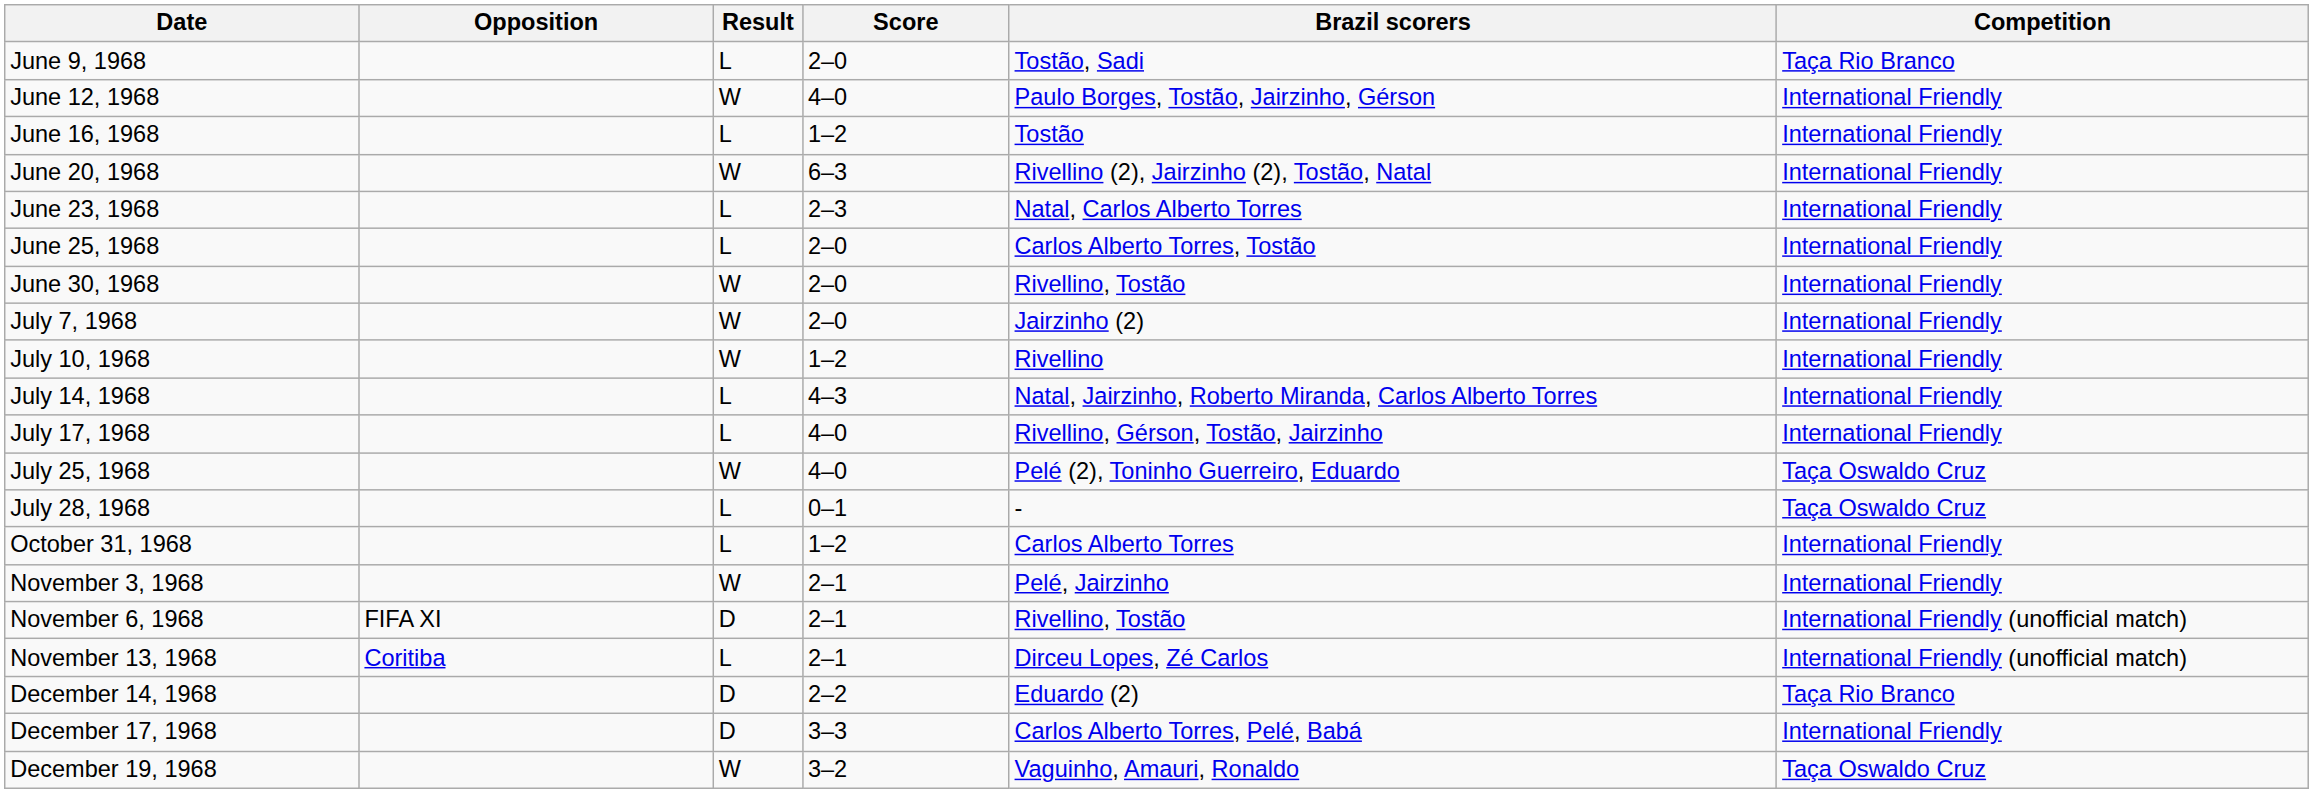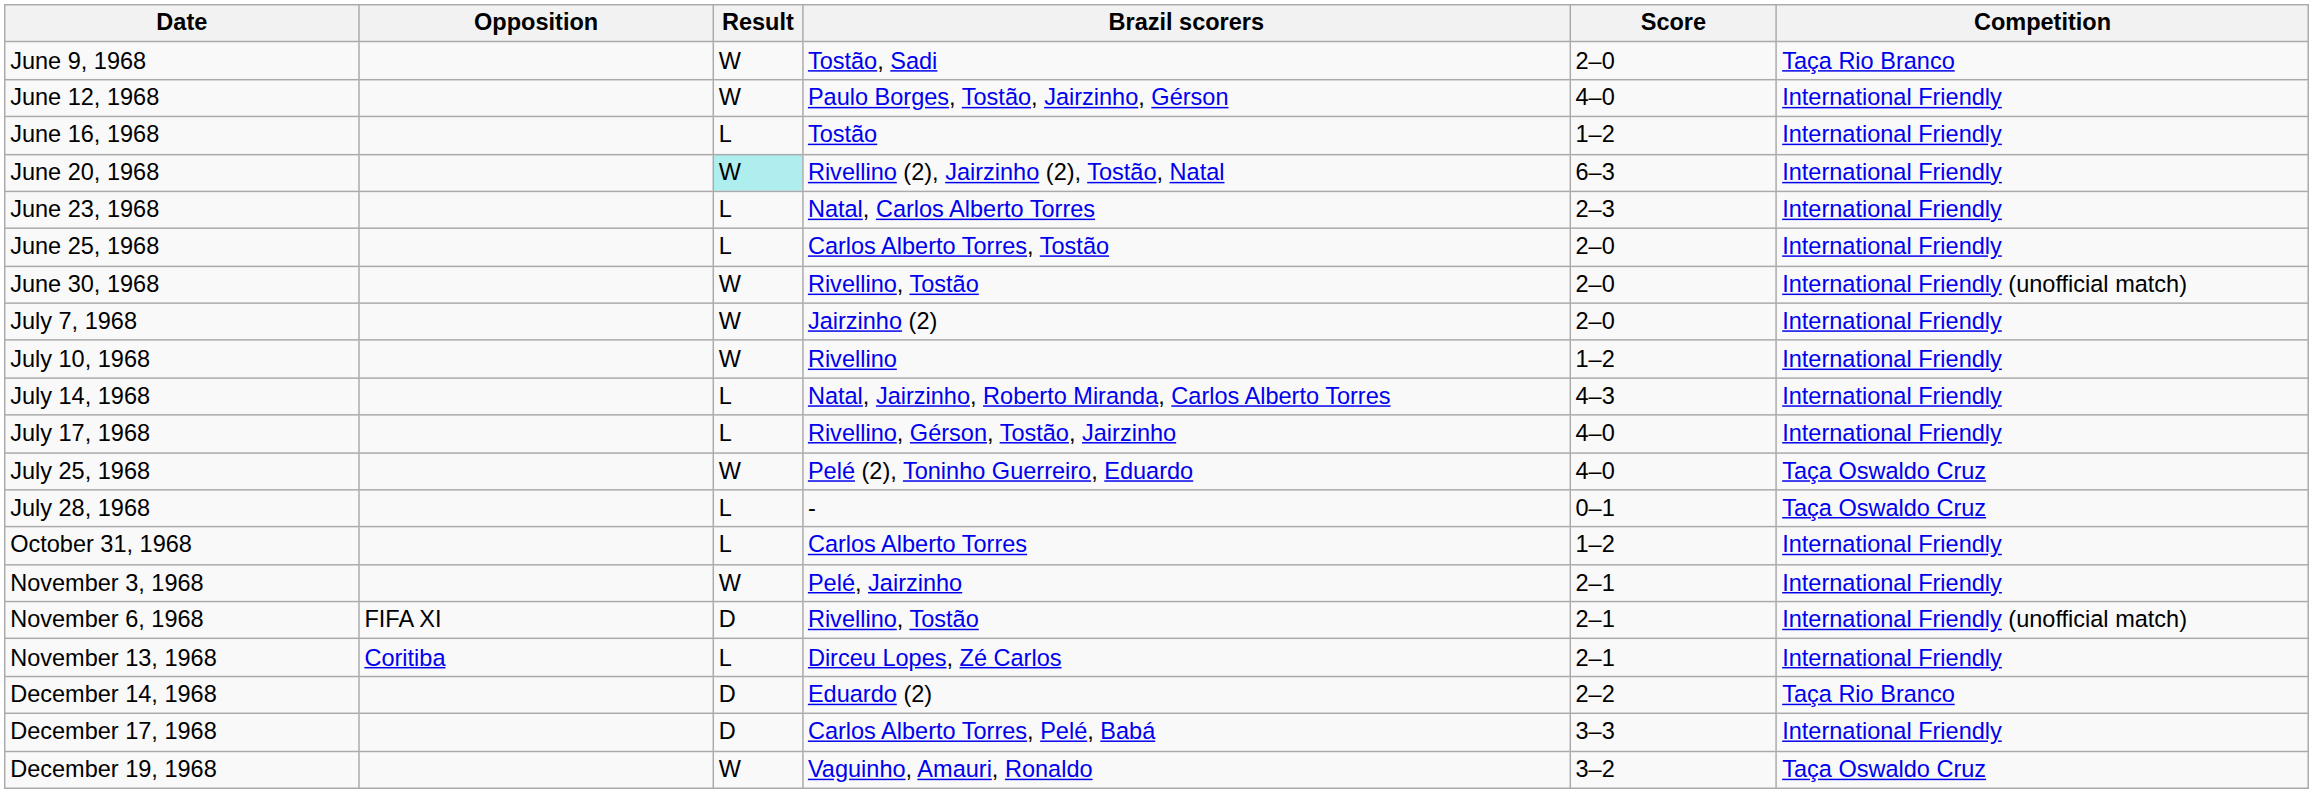columns swapped: (906, 23) <-> (1393, 23)
(725, 60) L -> (730, 60) W
(730, 172) no background -> (730, 172) paleturquoise background
(1892, 284) International Friendly -> (1985, 284) International Friendly (unofficial match)
(1985, 657) International Friendly (unofficial match) -> (1892, 657) International Friendly
